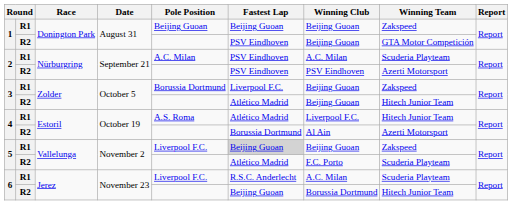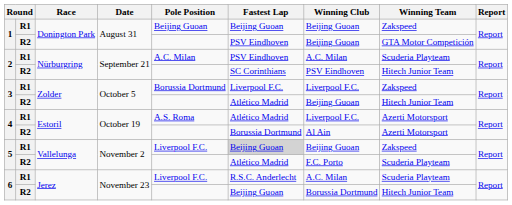(259, 71) PSV Eindhoven -> (258, 71) SC Corinthians
(415, 71) Azerti Motorsport -> (418, 71) Hitech Junior Team
(333, 86) Beijing Guoan -> (332, 86) Liverpool F.C.
(418, 116) Hitech Junior Team -> (415, 116) Azerti Motorsport
